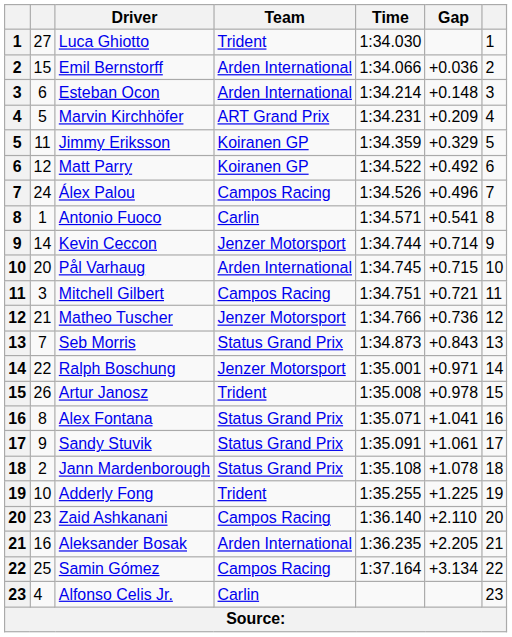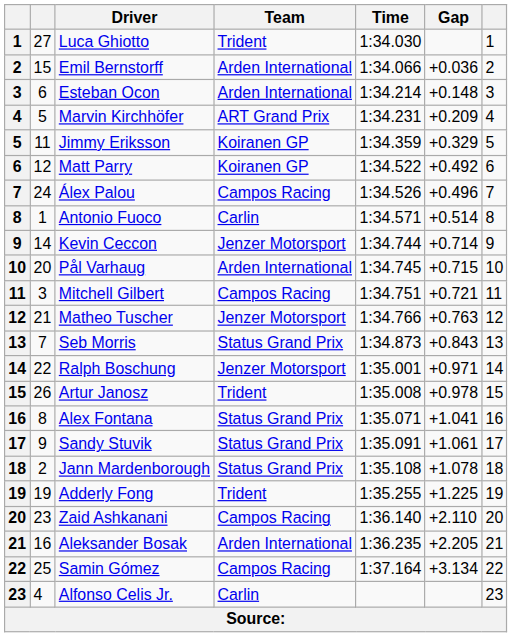(453, 217) +0.541 -> (453, 217) +0.514
(453, 318) +0.736 -> (453, 318) +0.763
(42, 493) 10 -> (42, 493) 19
